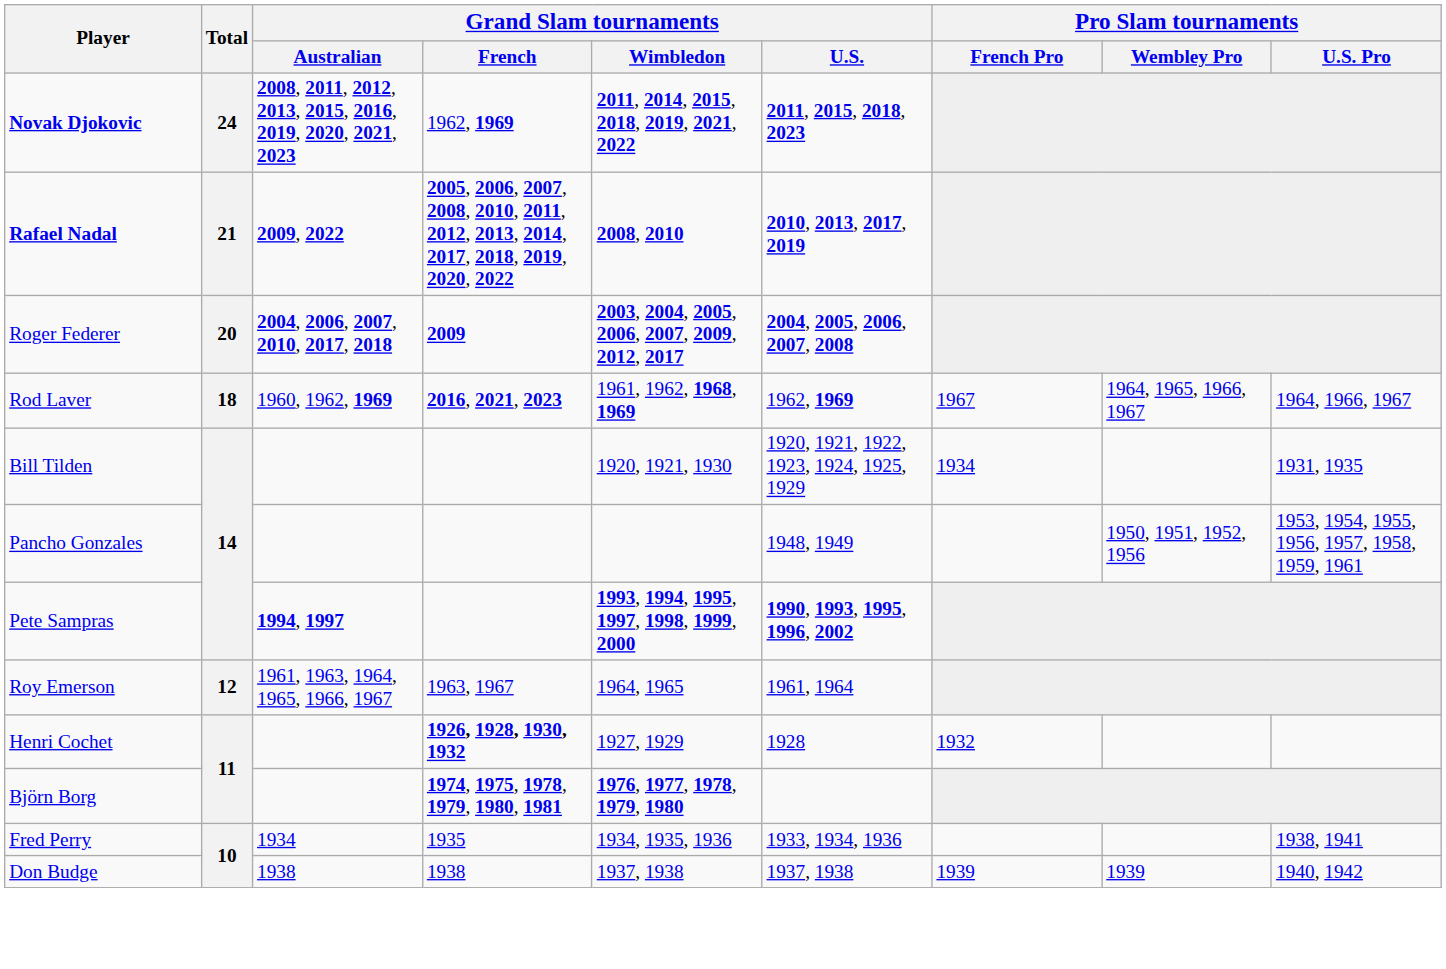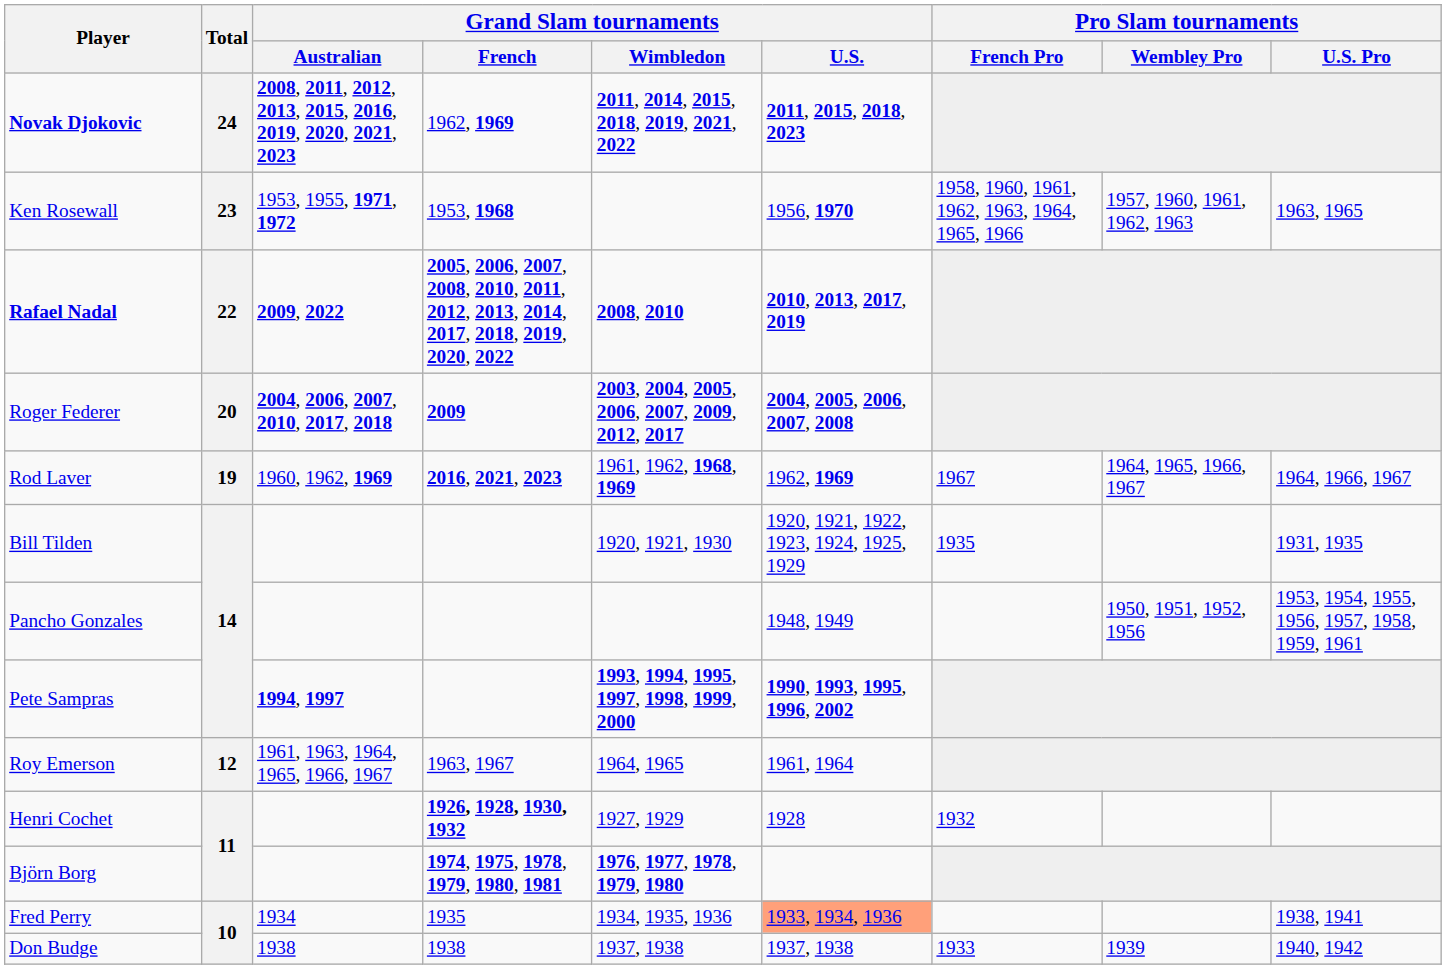+ row: (64, 211)
(227, 234) 21 -> (227, 311) 22
(227, 400) 18 -> (227, 477) 19
(956, 466) 1934 -> (956, 543) 1935
(834, 839) no background -> (834, 916) lightsalmon background
(956, 871) 1939 -> (956, 948) 1933
